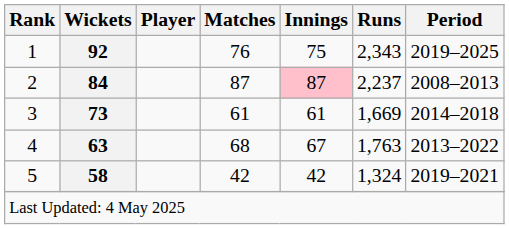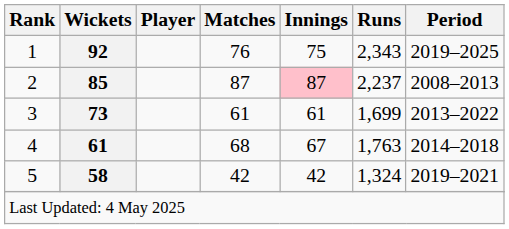(98, 82) 84 -> (98, 82) 85
(379, 113) 1,669 -> (379, 113) 1,699
(455, 113) 2014–2018 -> (455, 113) 2013–2022
(98, 144) 63 -> (98, 144) 61
(455, 144) 2013–2022 -> (455, 144) 2014–2018
